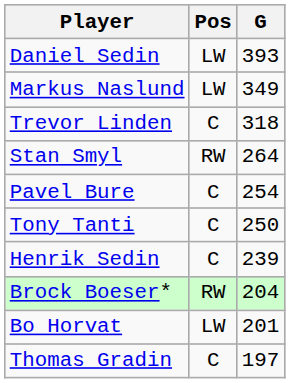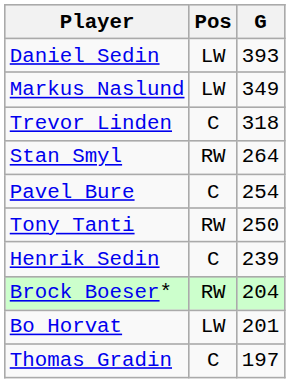(213, 225) C -> (213, 225) RW
